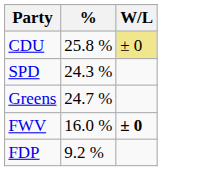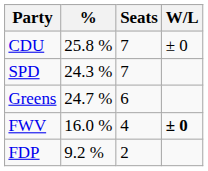+ column: (139, 17)
(131, 44) khaki background -> (177, 44) no background
